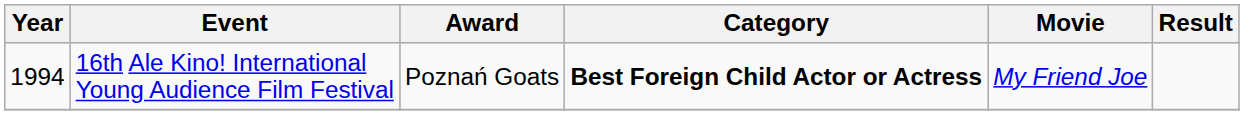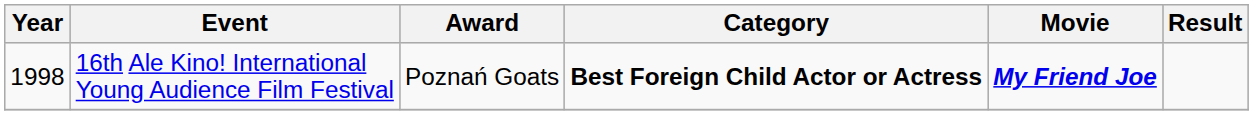(37, 76) 1994 -> (37, 76) 1998
(1070, 76) normal -> (1075, 76) bold
